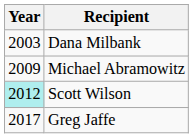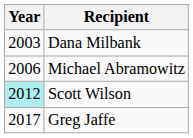(24, 68) 2009 -> (24, 68) 2006
